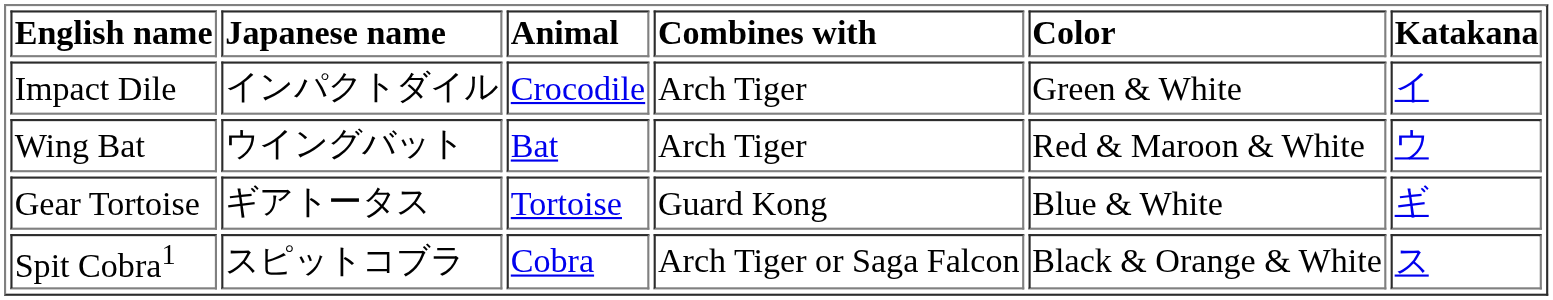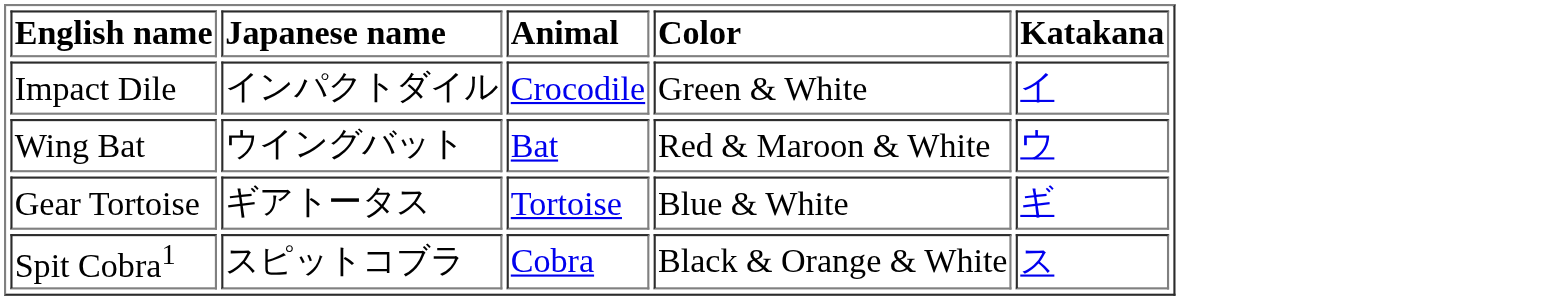- column: (767, 33)
